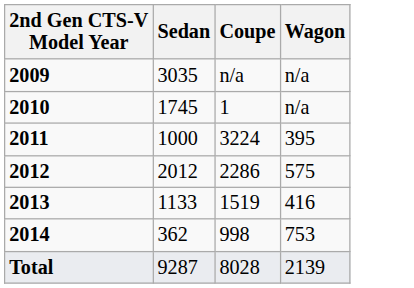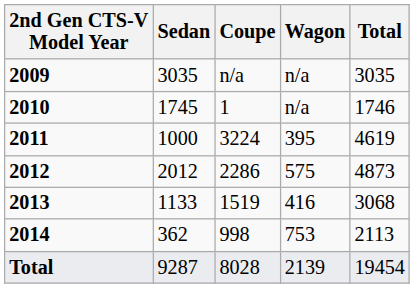+ column: (380, 31)
